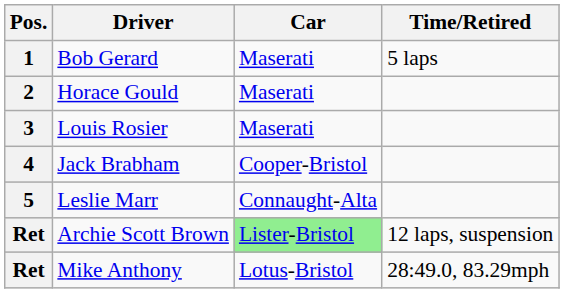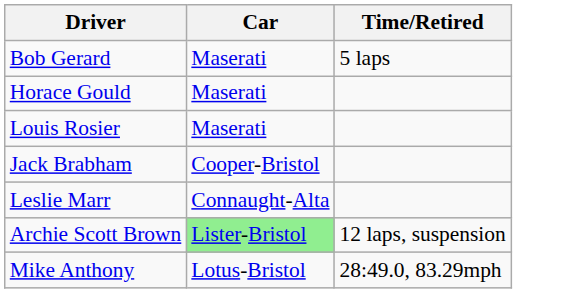- column: (29, 22)
